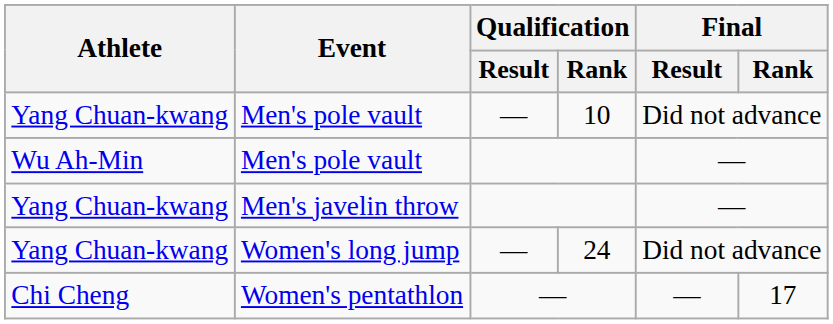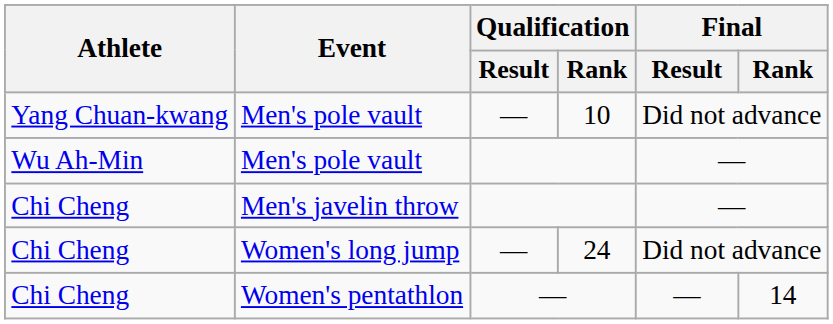(120, 205) Yang Chuan-kwang -> (70, 205) Chi Cheng
(120, 250) Yang Chuan-kwang -> (70, 250) Chi Cheng
(783, 295) 17 -> (783, 295) 14
